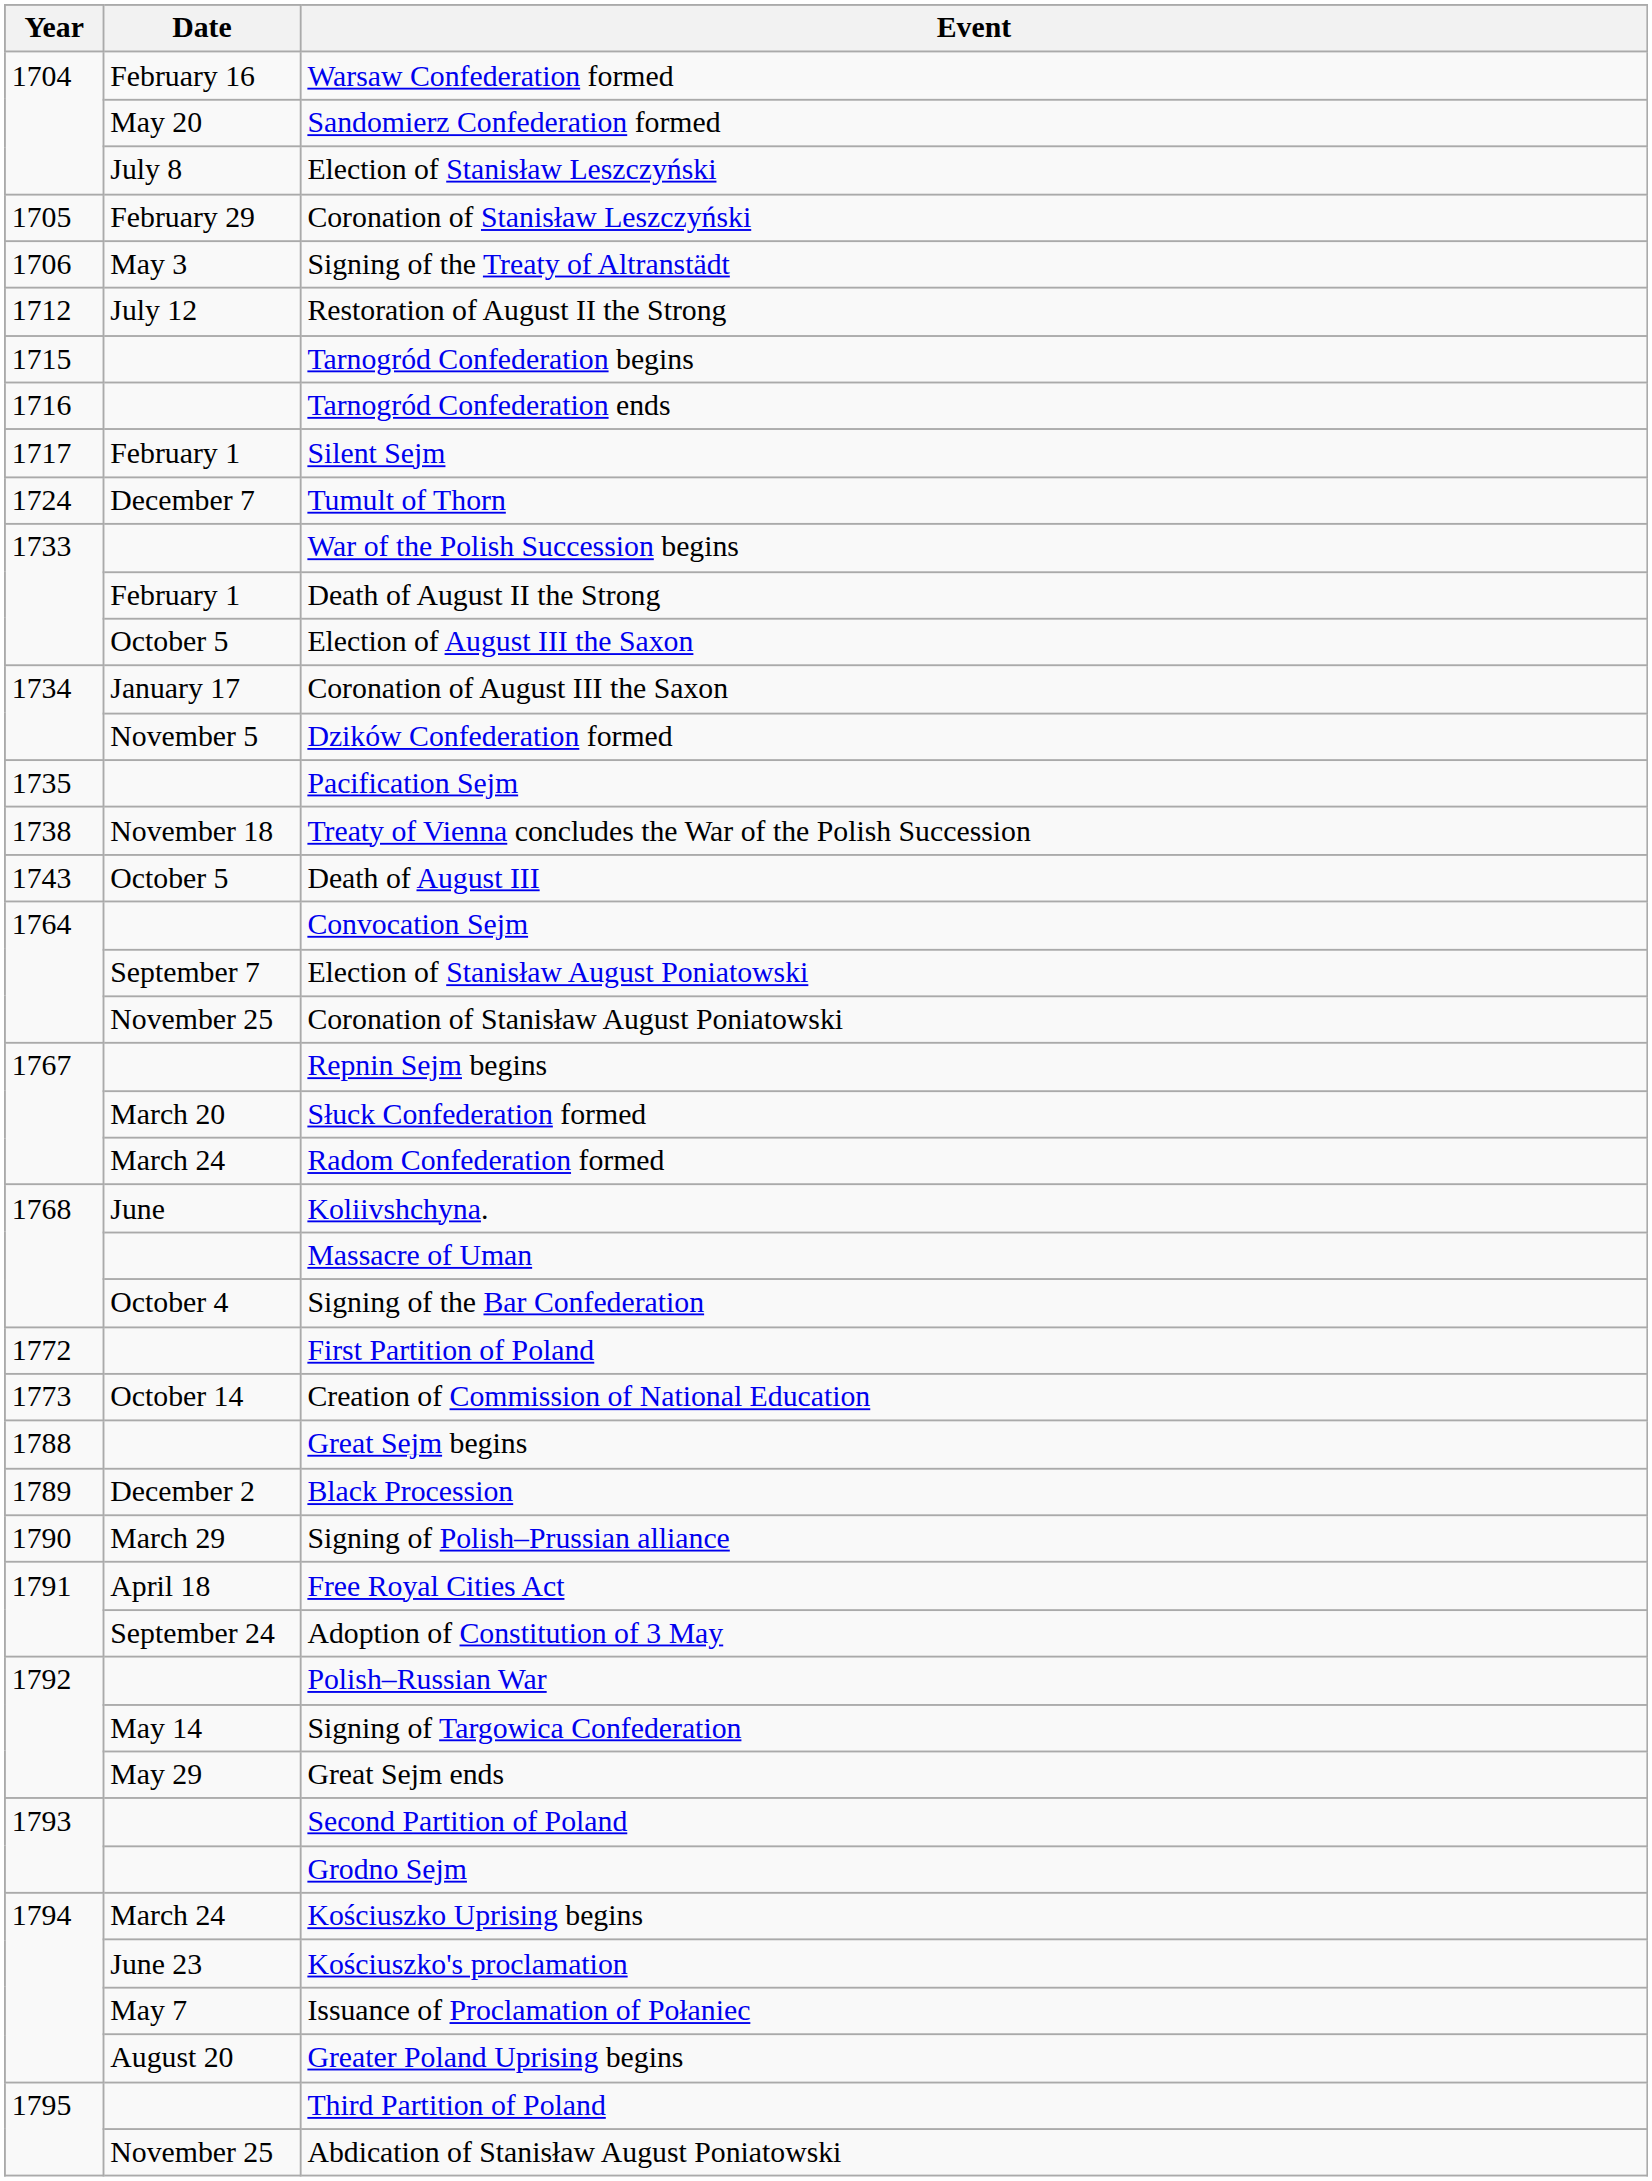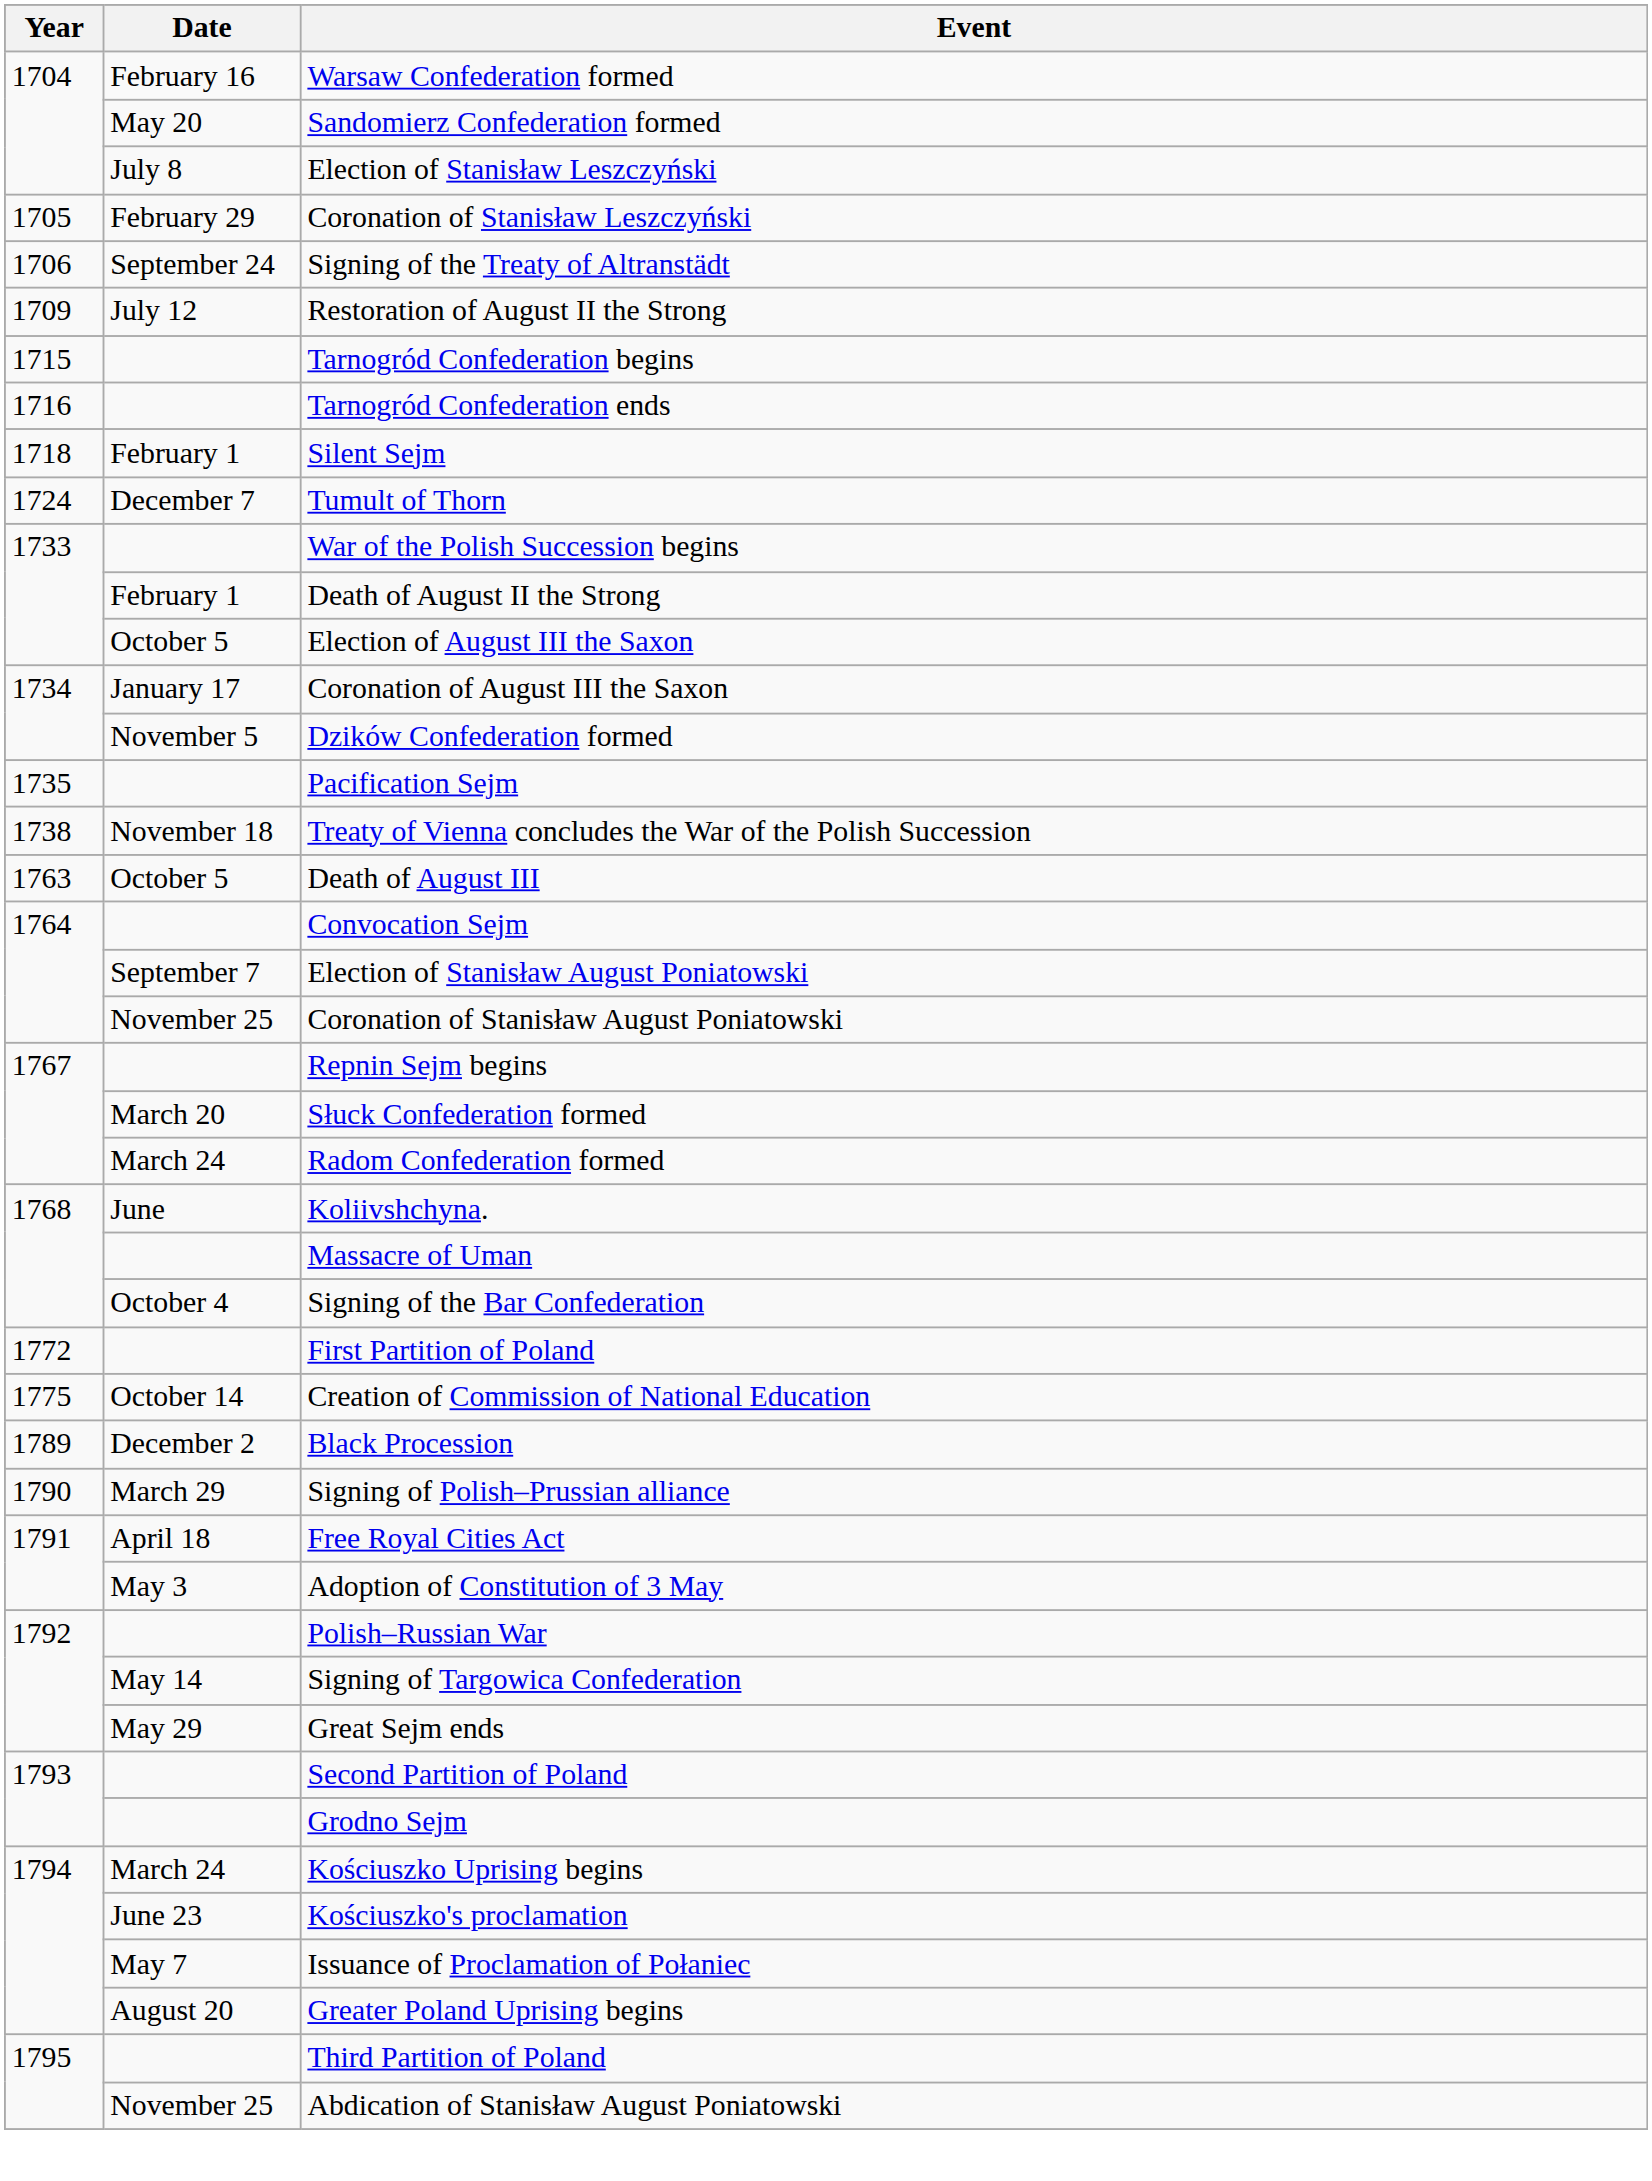(149, 264) May 3 -> (193, 264) September 24
(42, 311) 1712 -> (42, 311) 1709
(42, 452) 1717 -> (42, 452) 1718
(42, 877) 1743 -> (42, 877) 1763
(42, 1396) 1773 -> (42, 1396) 1775
- row: (417, 1444)
(193, 1632) September 24 -> (149, 1585) May 3
